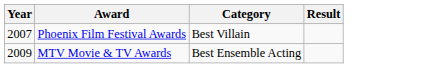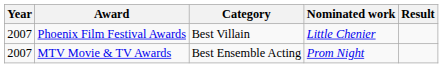+ column: (351, 14)
(20, 53) 2009 -> (20, 53) 2007
